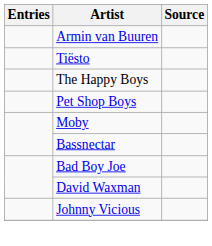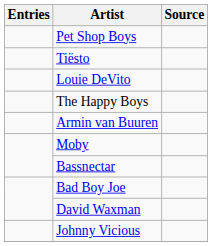rows swapped: (107, 36) <-> (96, 101)
+ row: (93, 79)
